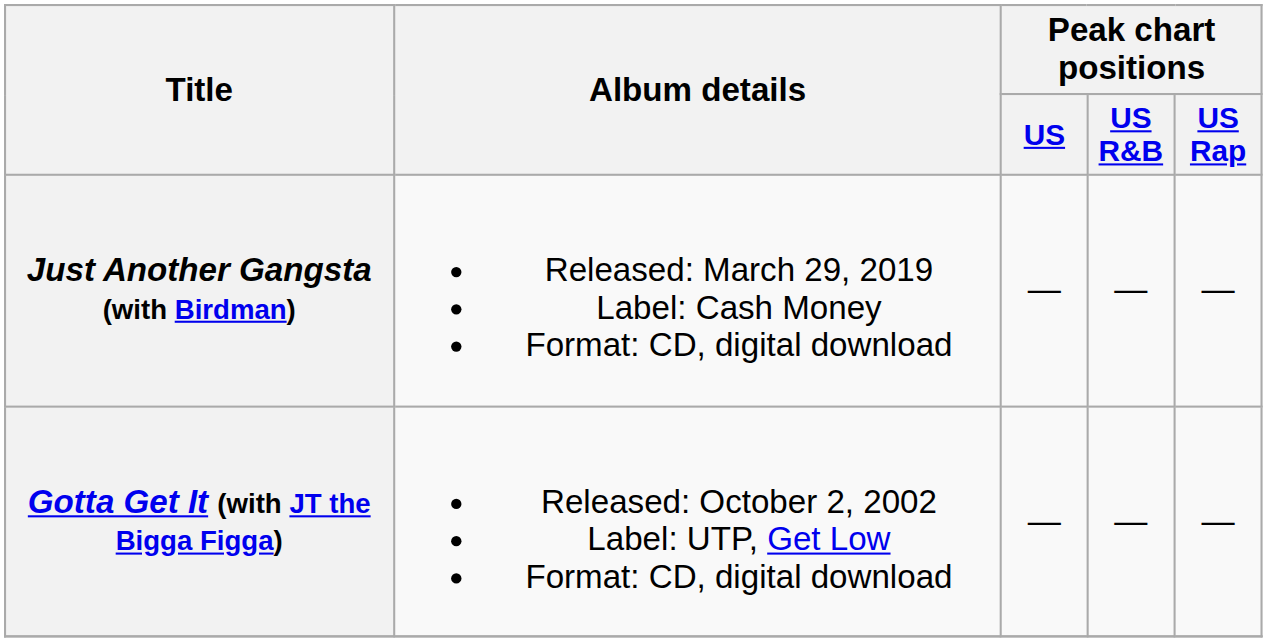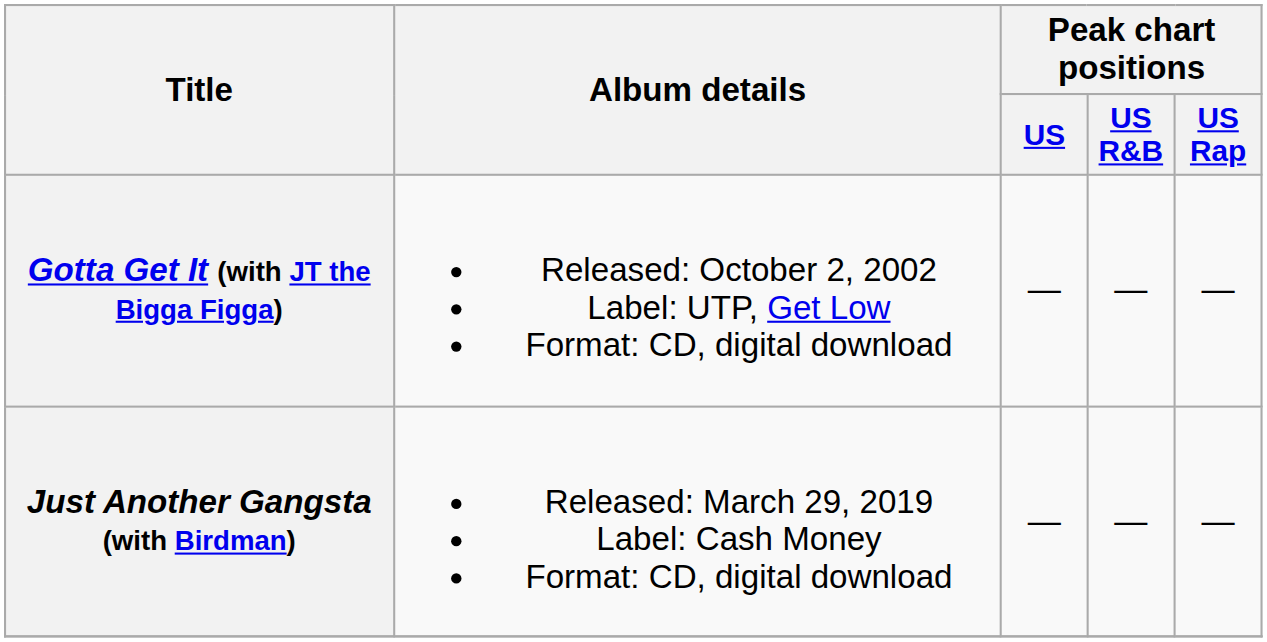rows swapped: (199, 520) <-> (199, 289)
